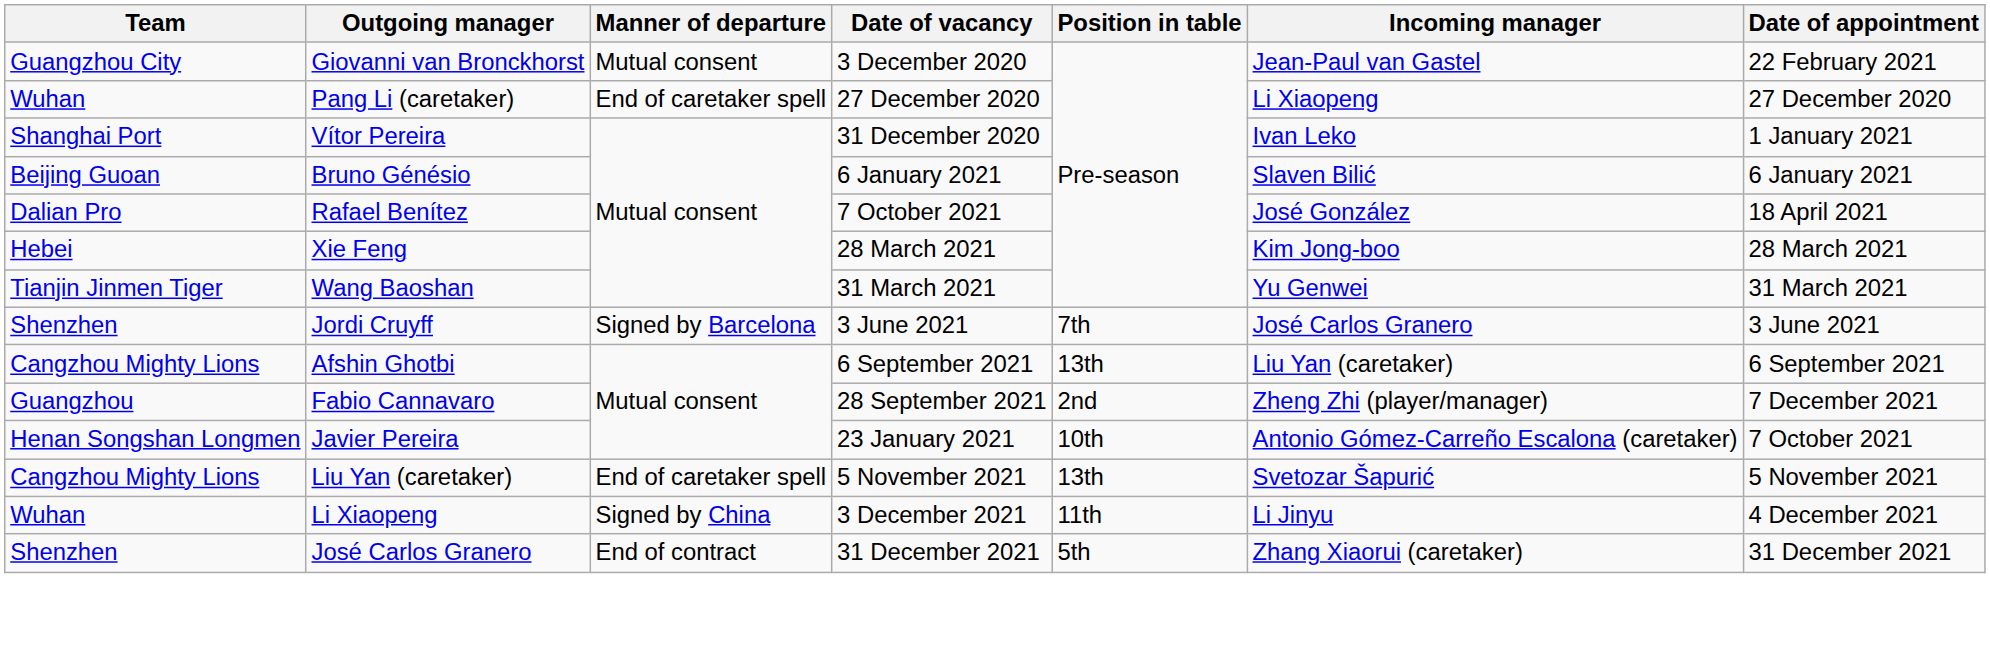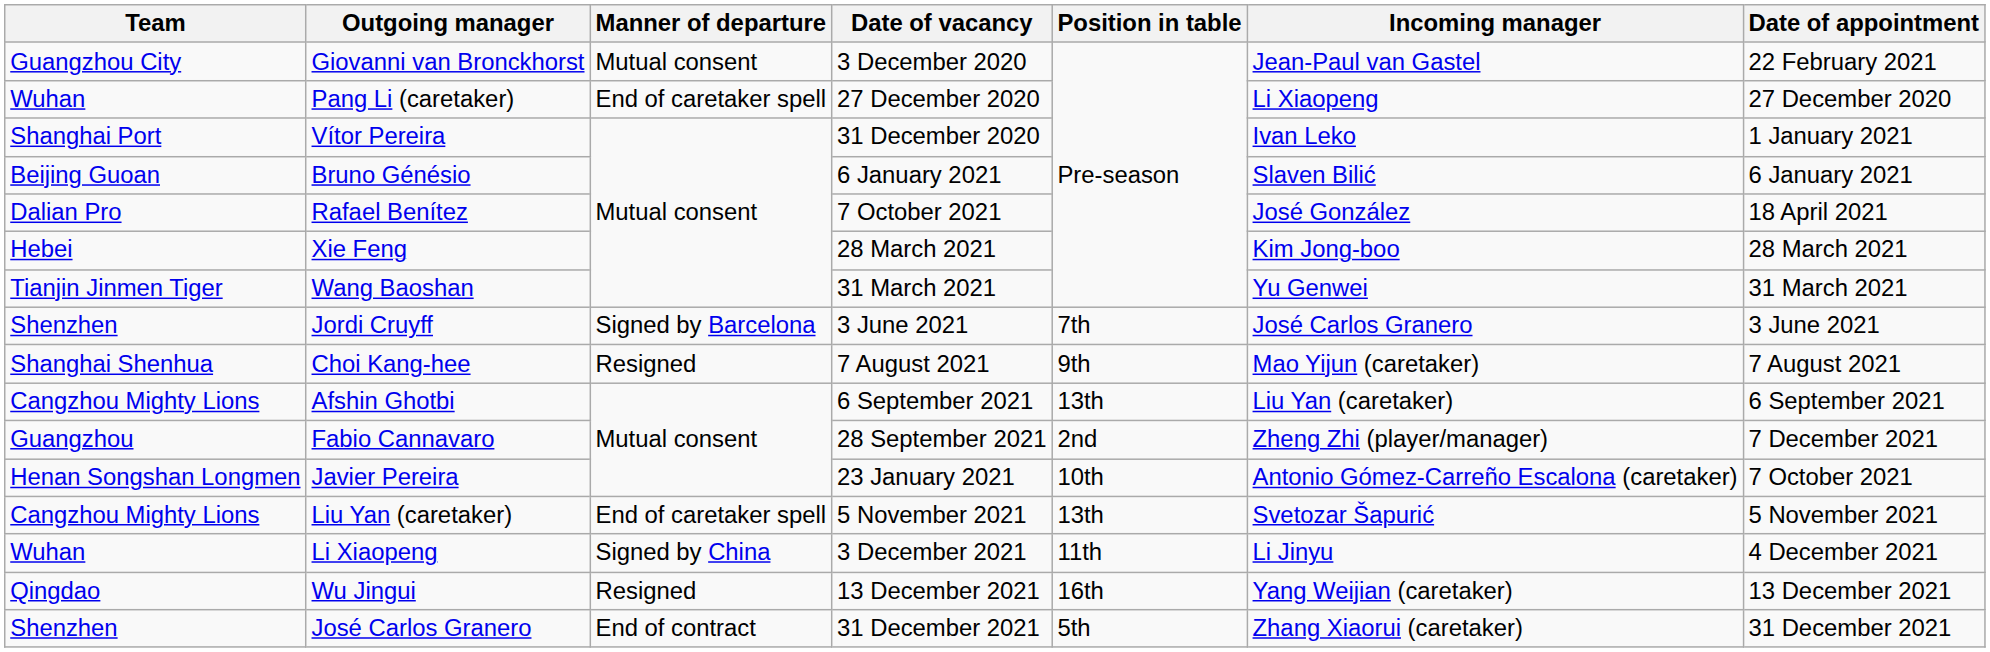+ row: (391, 363)
+ row: (364, 590)
